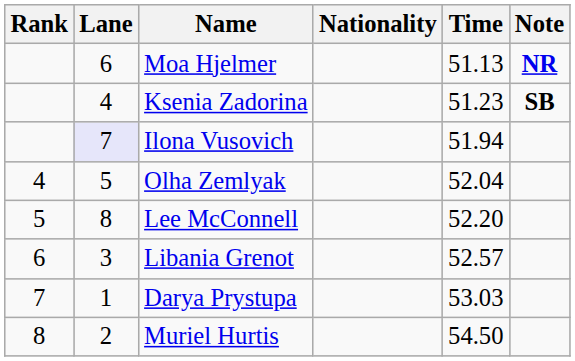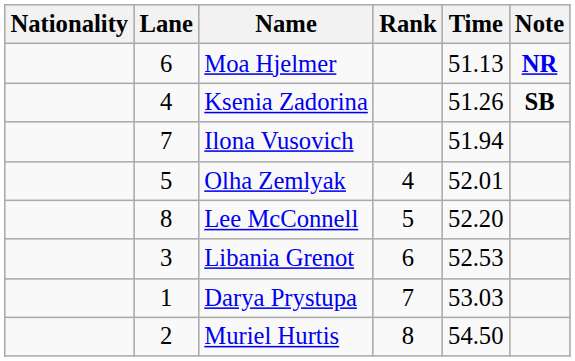columns swapped: (39, 24) <-> (378, 24)
(476, 102) 51.23 -> (476, 102) 51.26
(106, 141) lavender background -> (166, 141) no background
(476, 180) 52.04 -> (476, 180) 52.01
(476, 258) 52.57 -> (476, 258) 52.53
